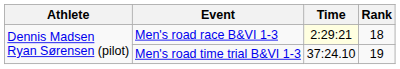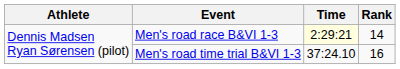(377, 35) 18 -> (377, 35) 14
(377, 54) 19 -> (377, 54) 16
